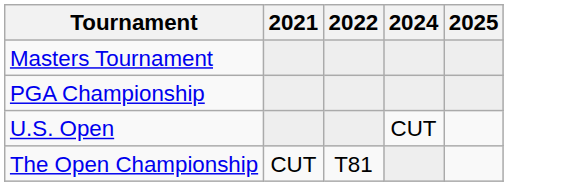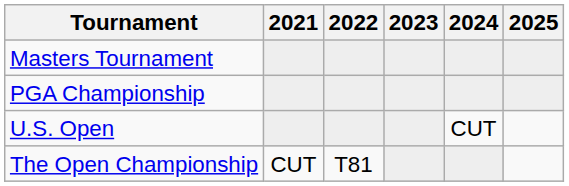+ column: (413, 23)
